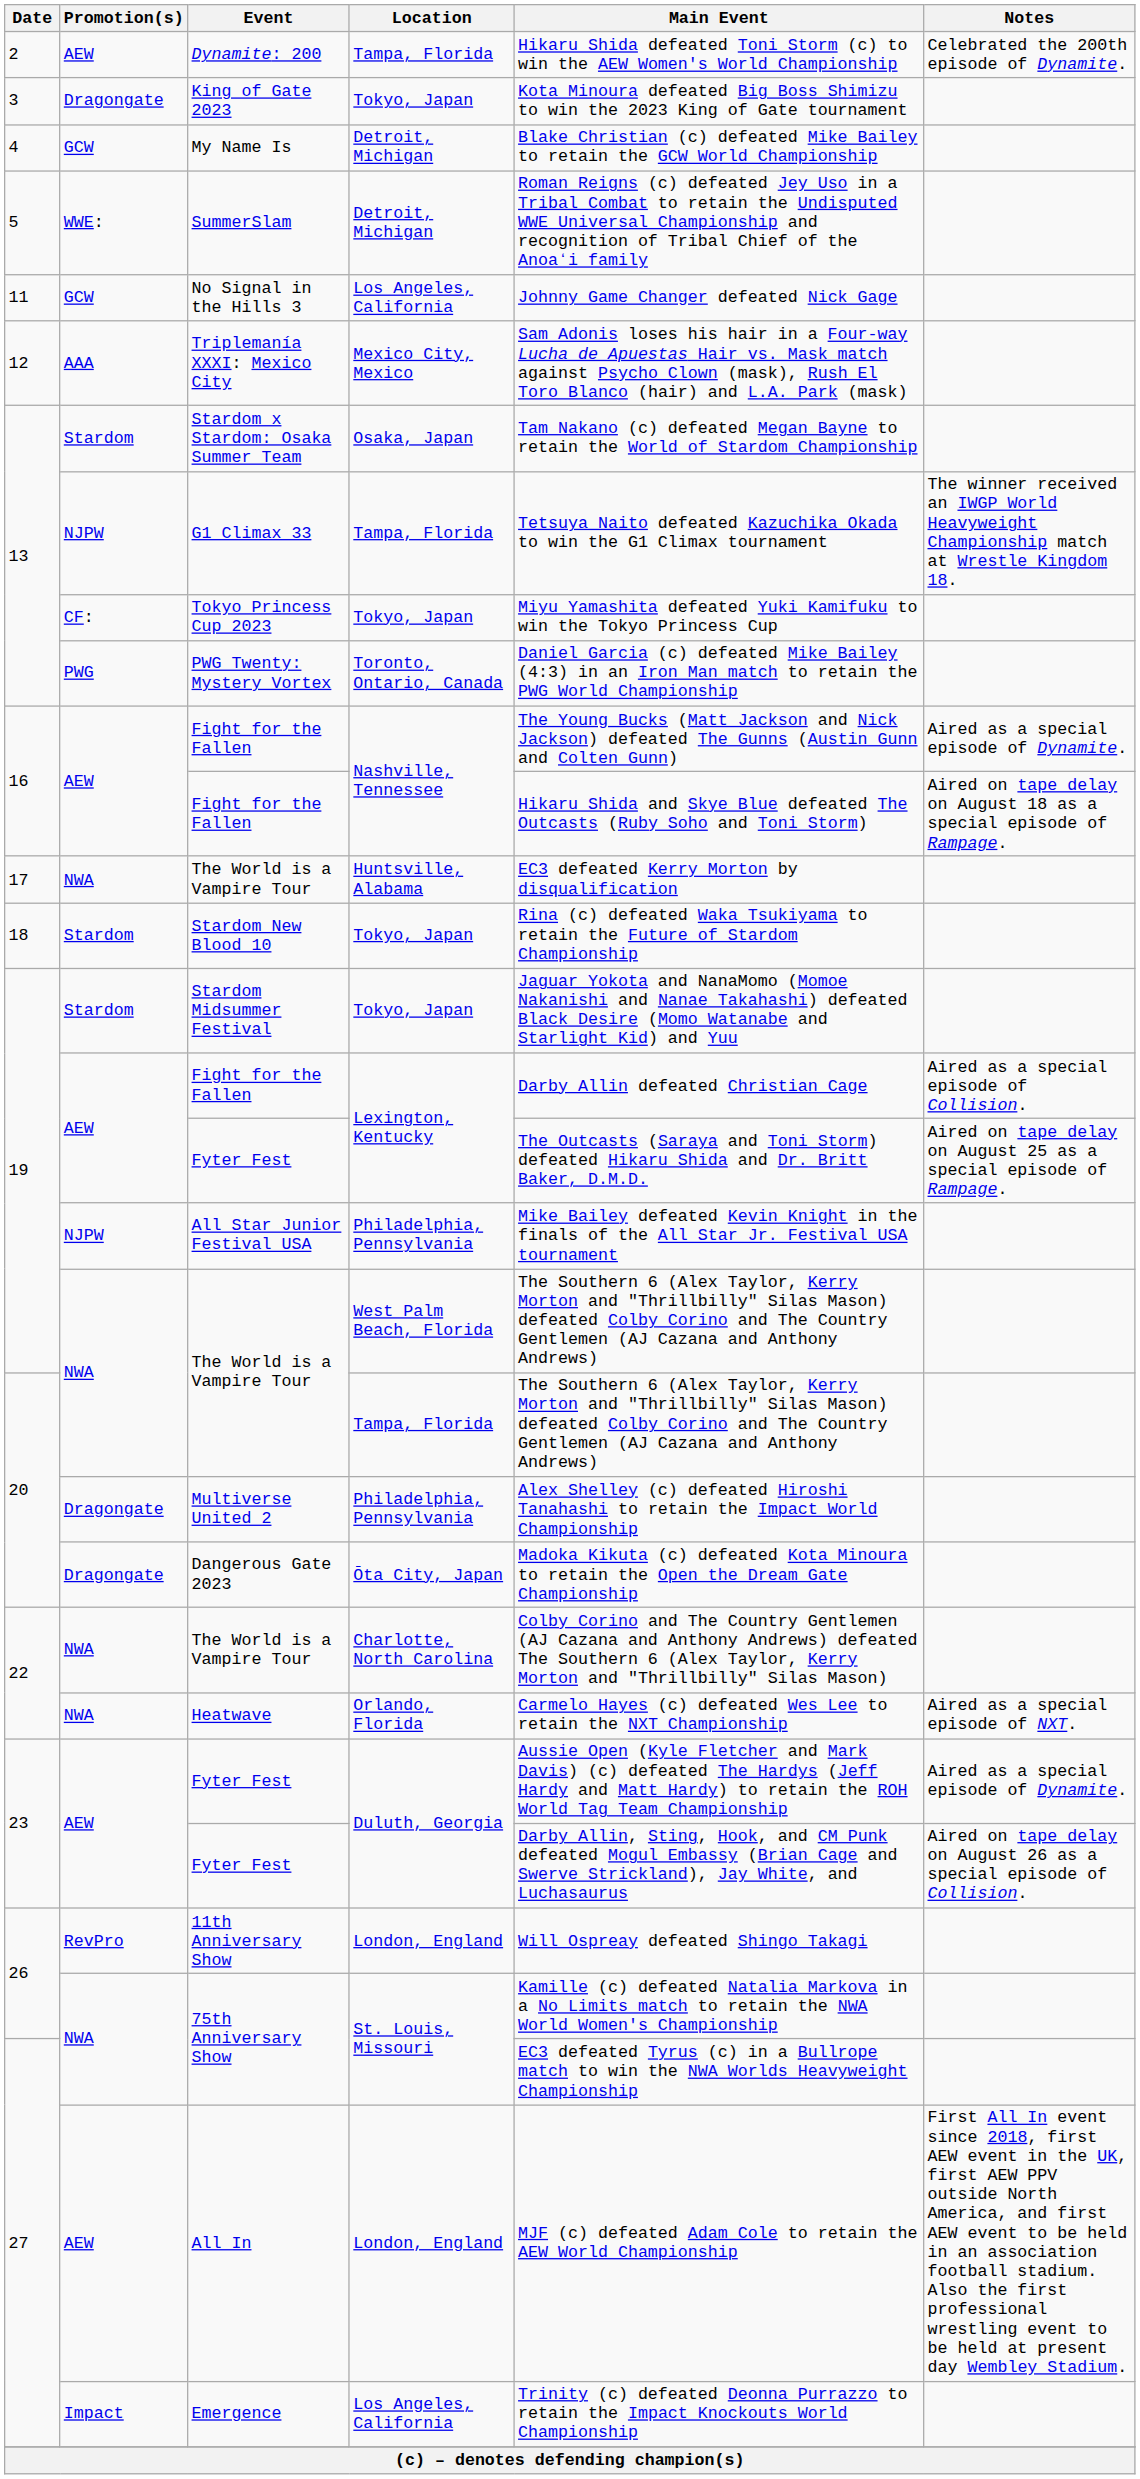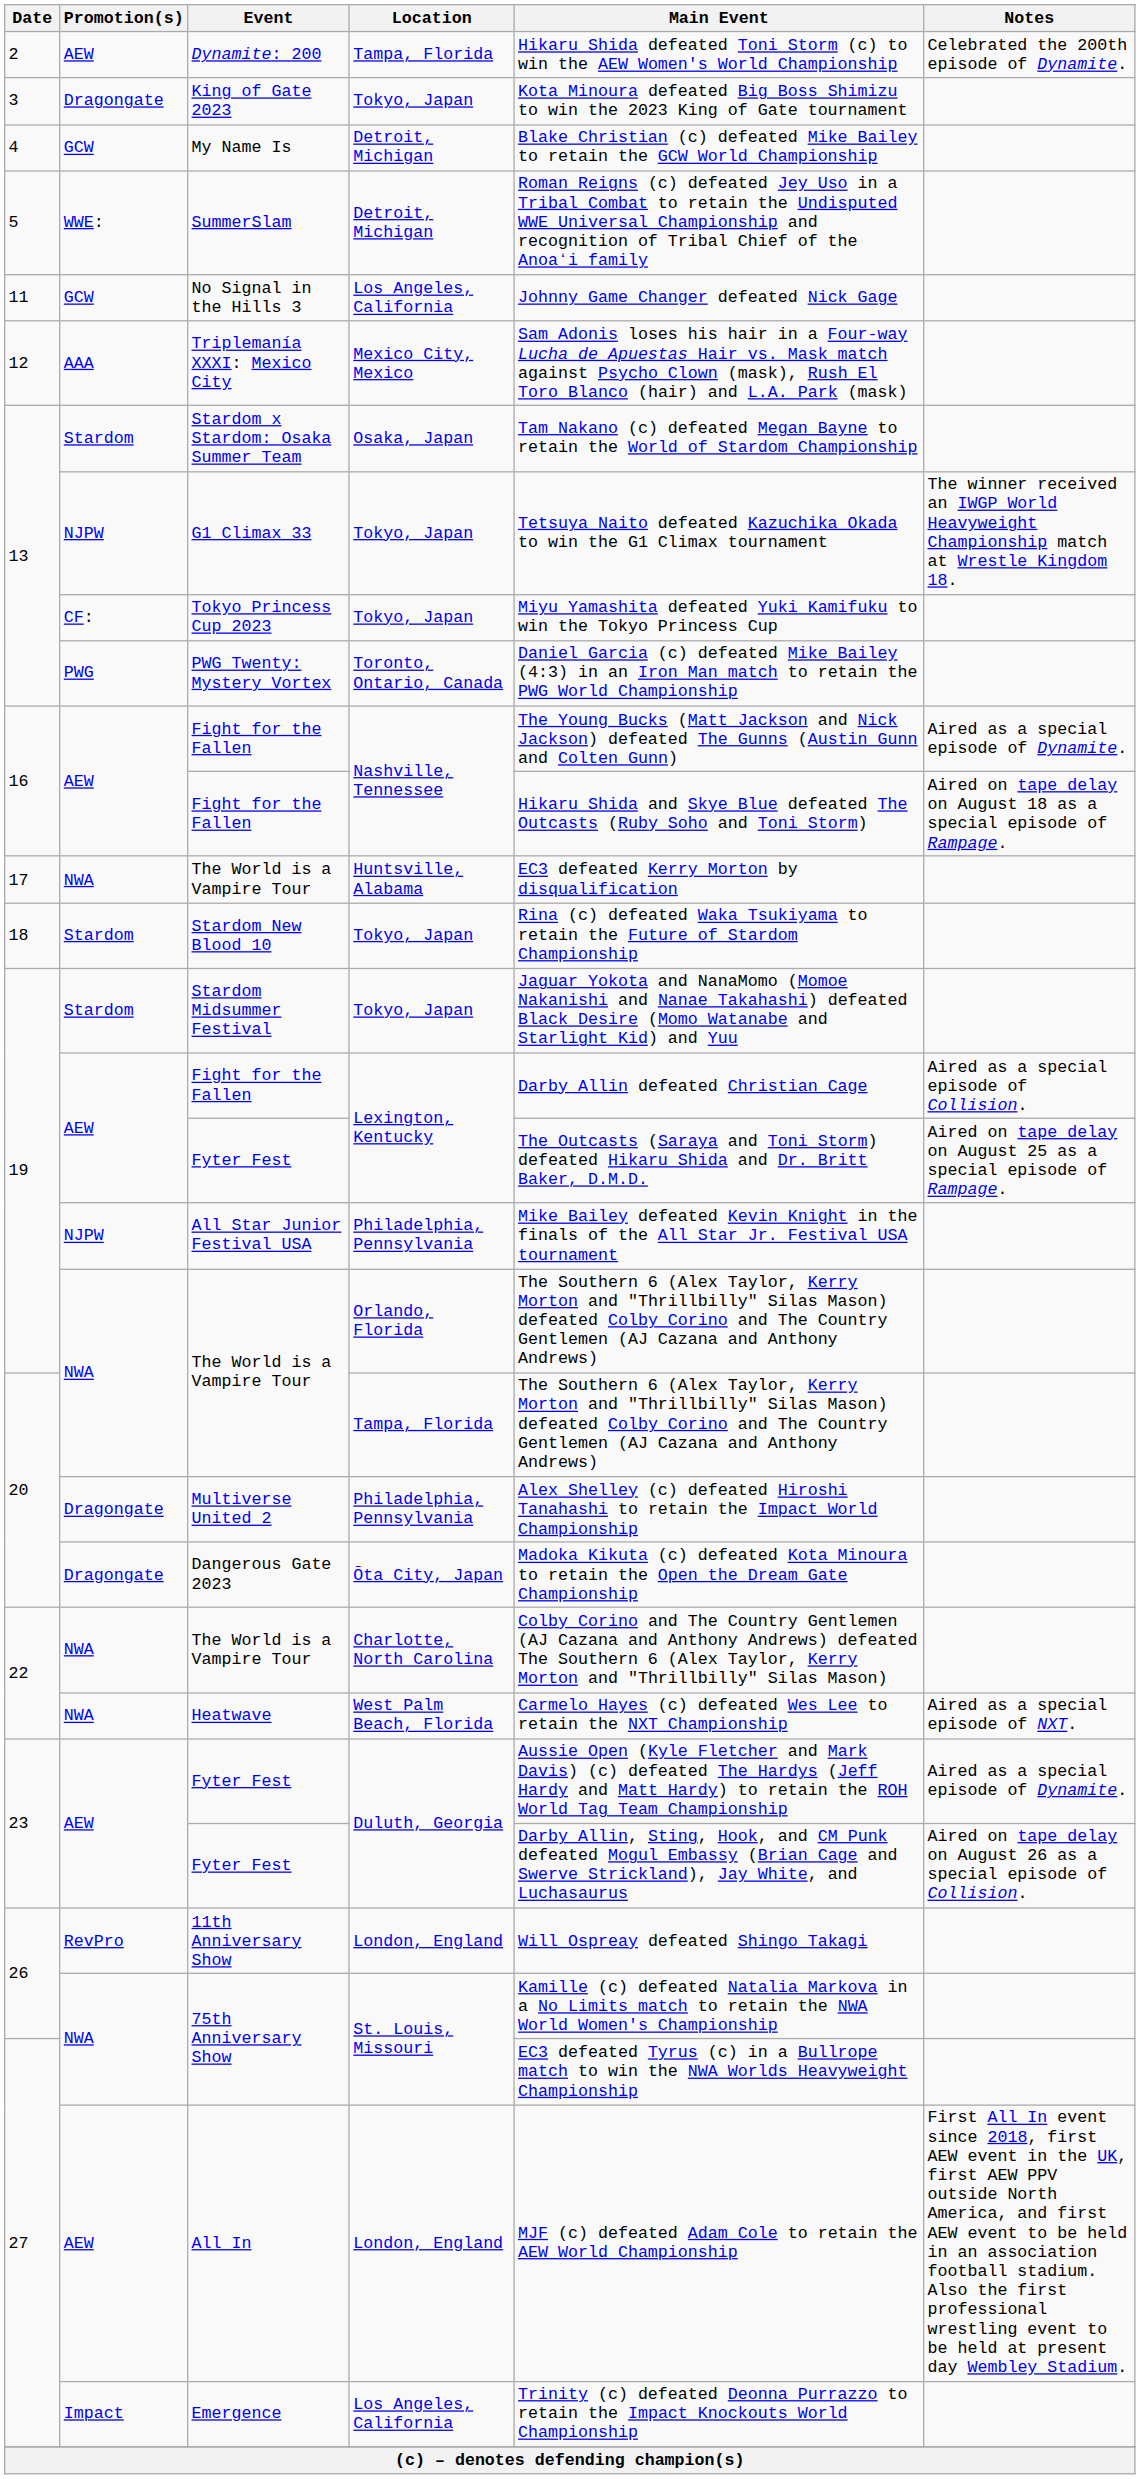(423, 533) Tampa, Florida -> (413, 533) Tokyo, Japan
(423, 1321) West Palm Beach, Florida -> (393, 1321) Orlando, Florida
(393, 1715) Orlando, Florida -> (423, 1715) West Palm Beach, Florida
